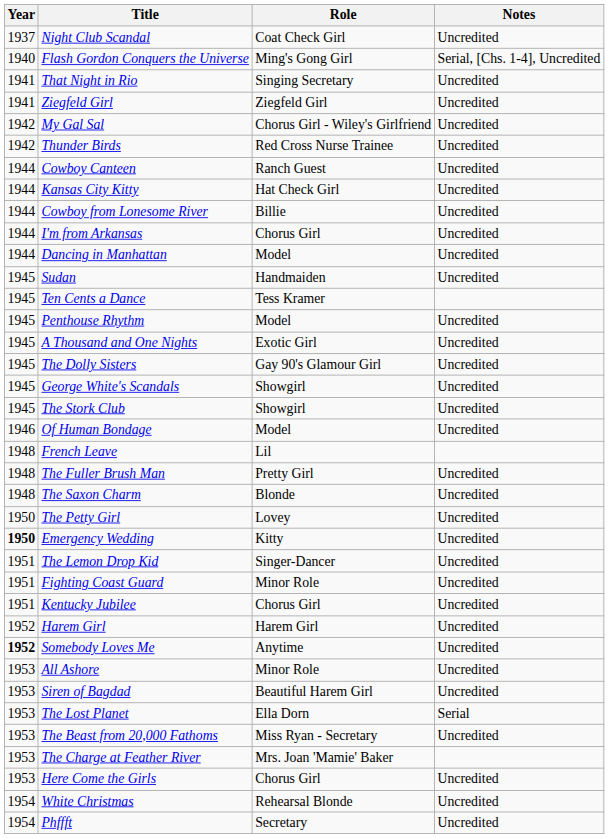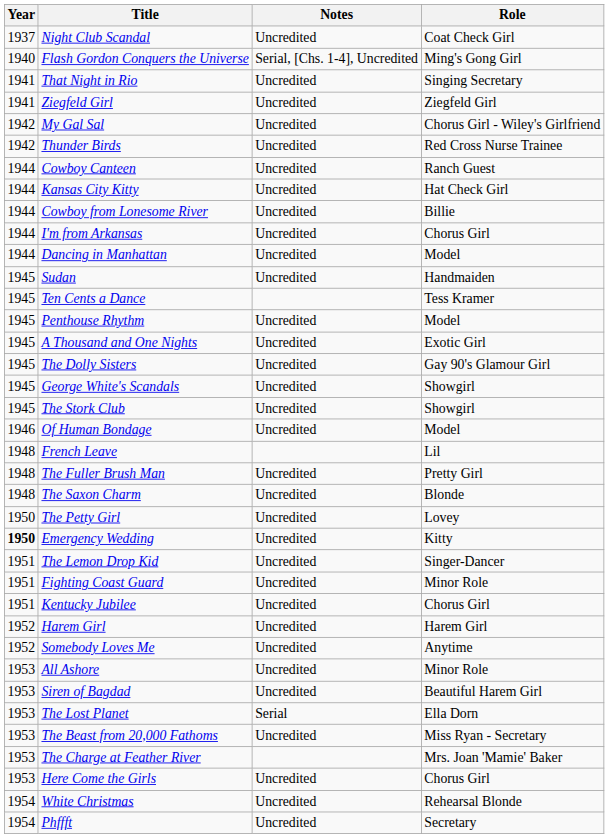columns swapped: (343, 15) <-> (519, 15)
(21, 648) bold -> (21, 648) normal
